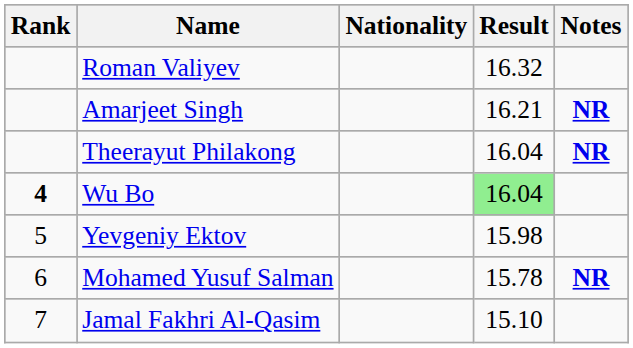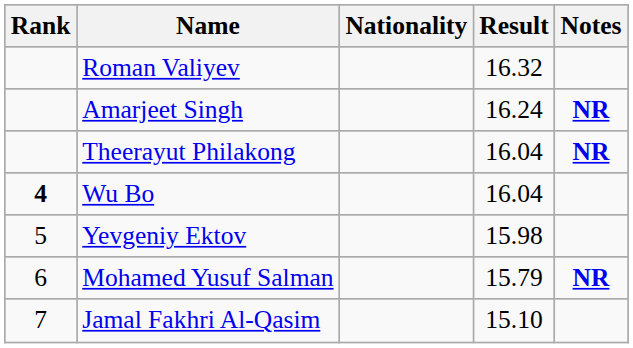(514, 109) 16.21 -> (514, 109) 16.24
(514, 194) lightgreen background -> (514, 194) no background
(514, 278) 15.78 -> (514, 278) 15.79
